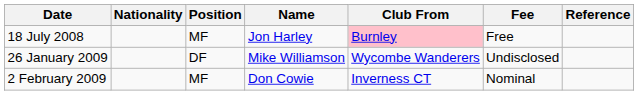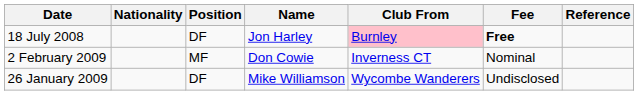(198, 36) MF -> (198, 36) DF
(500, 36) normal -> (500, 36) bold
rows swapped: (58, 57) <-> (57, 79)
